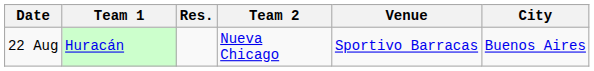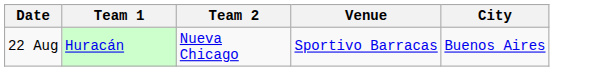- column: (197, 16)
